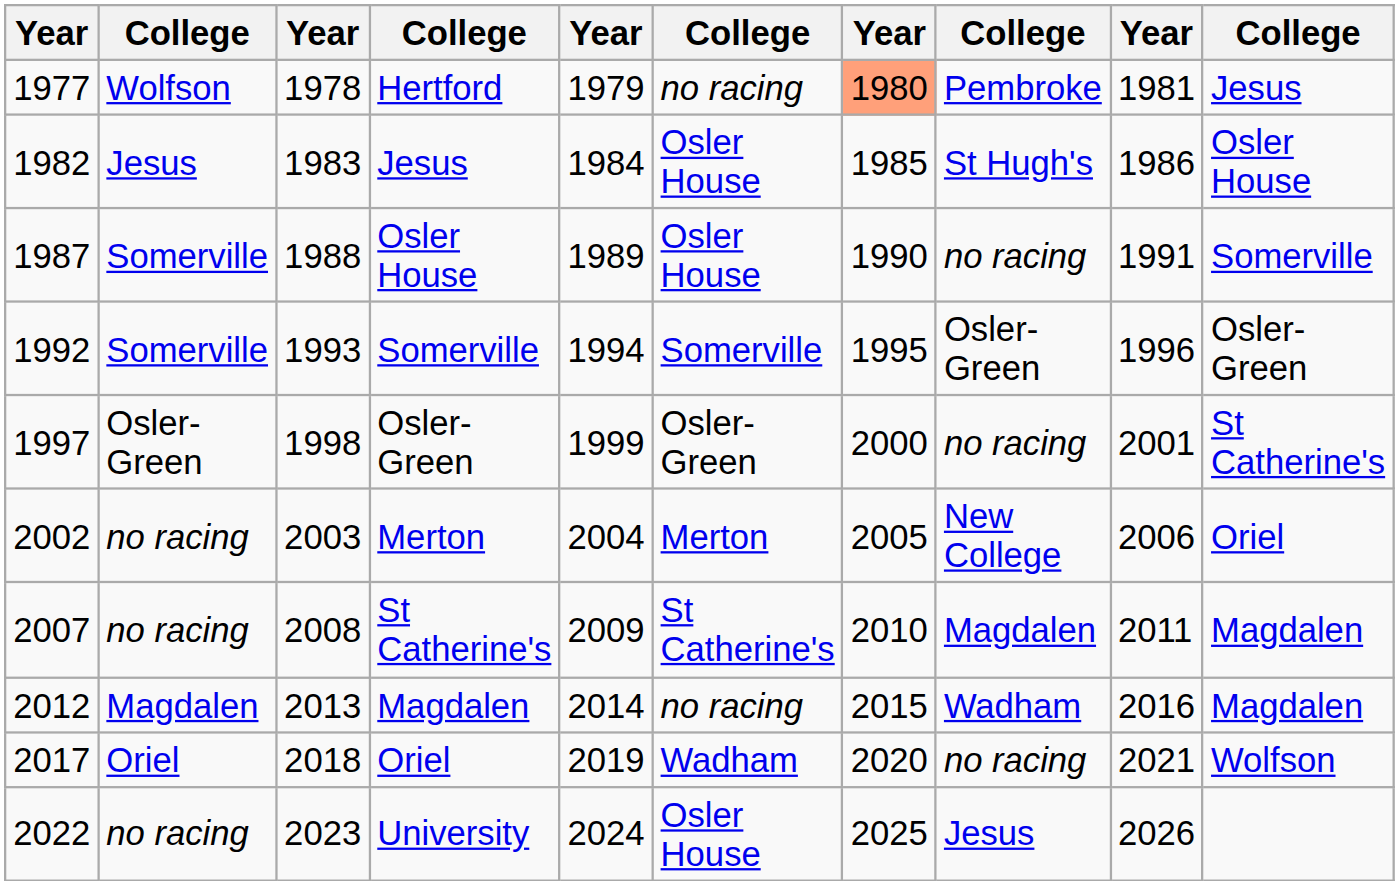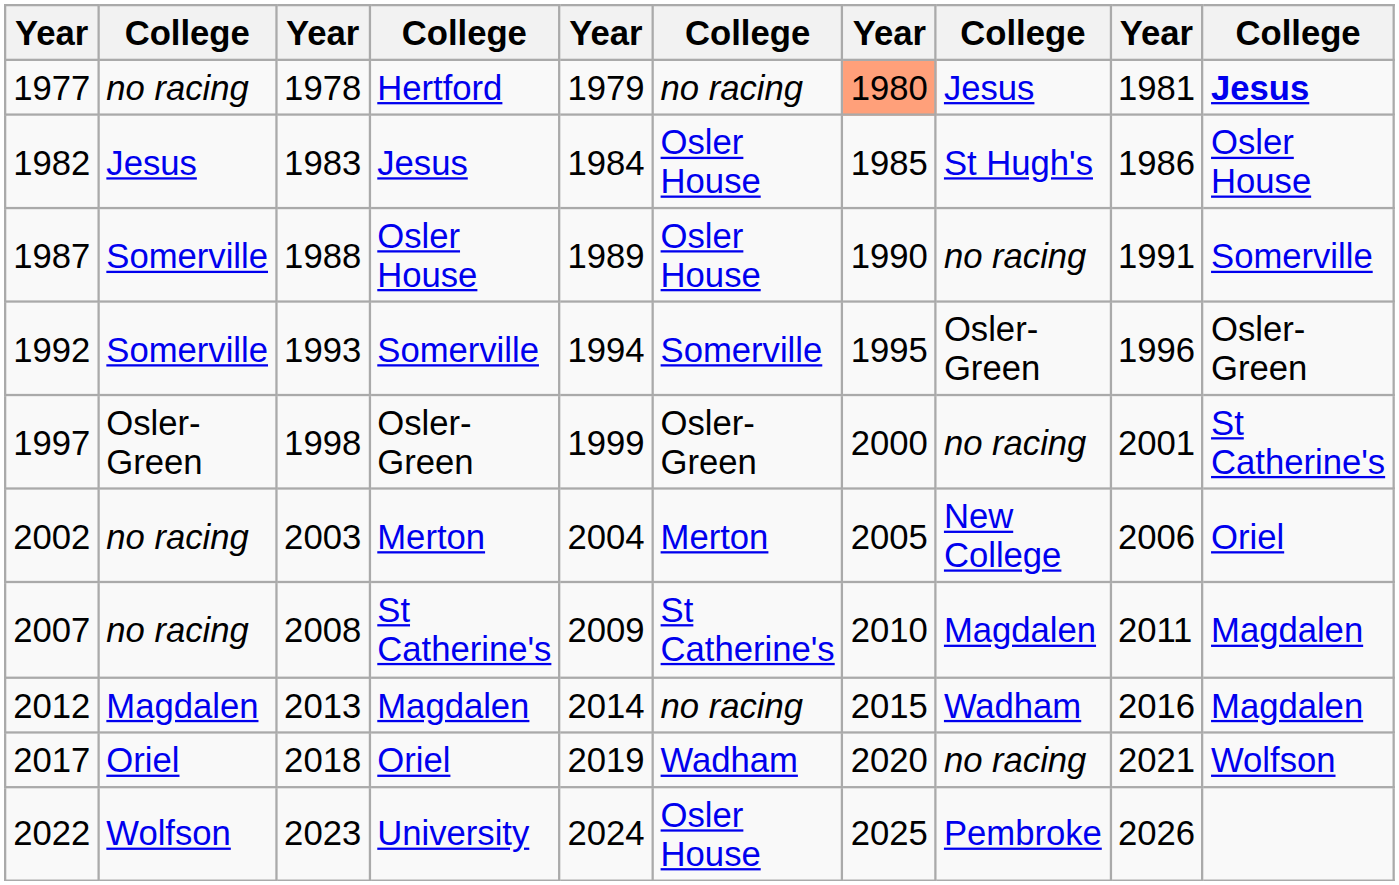(169, 88) Wolfson -> (178, 88) no racing
(1023, 88) Pembroke -> (989, 88) Jesus
(1256, 88) normal -> (1260, 88) bold
(178, 833) no racing -> (169, 833) Wolfson
(989, 833) Jesus -> (1023, 833) Pembroke
